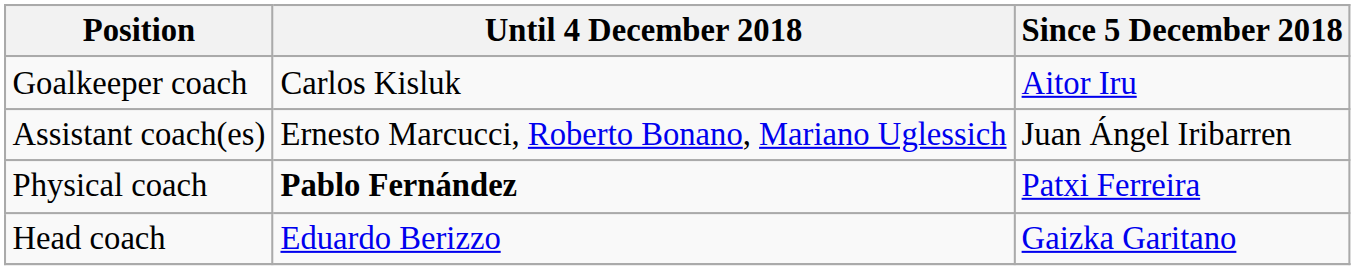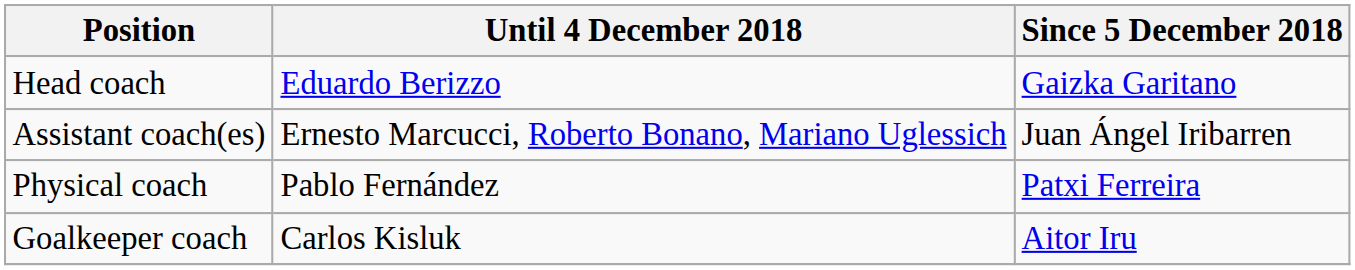rows swapped: (89, 237) <-> (130, 82)
(399, 185) bold -> (390, 185) normal
